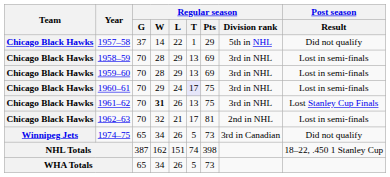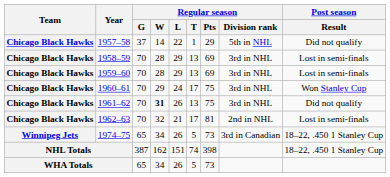(194, 88) lavender background -> (194, 88) no background
(334, 88) Lost in semi-finals -> (334, 88) Won Stanley Cup
(334, 104) Lost Stanley Cup Finals -> (334, 104) Did not qualify
(334, 134) Did not qualify -> (334, 134) 18–22, .450 1 Stanley Cup
